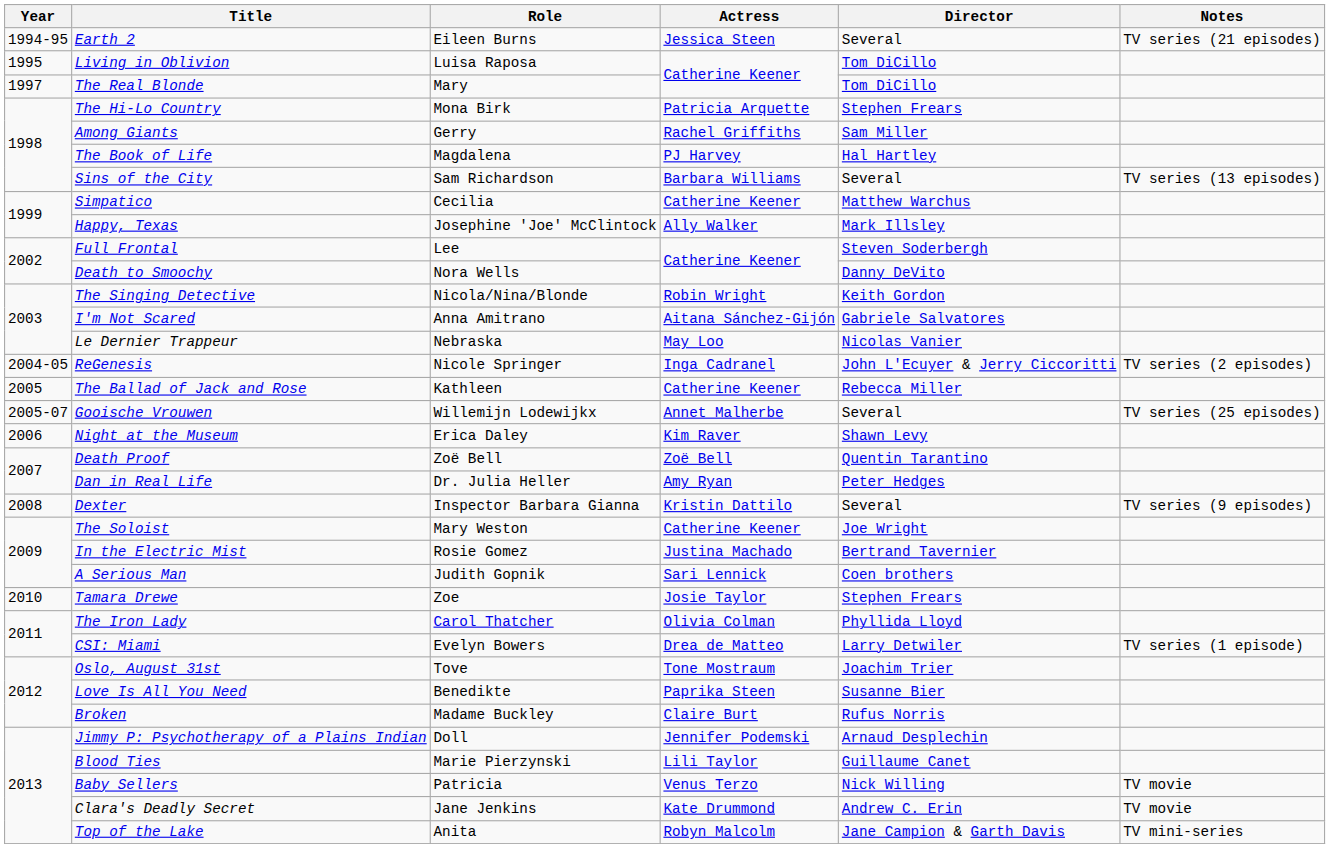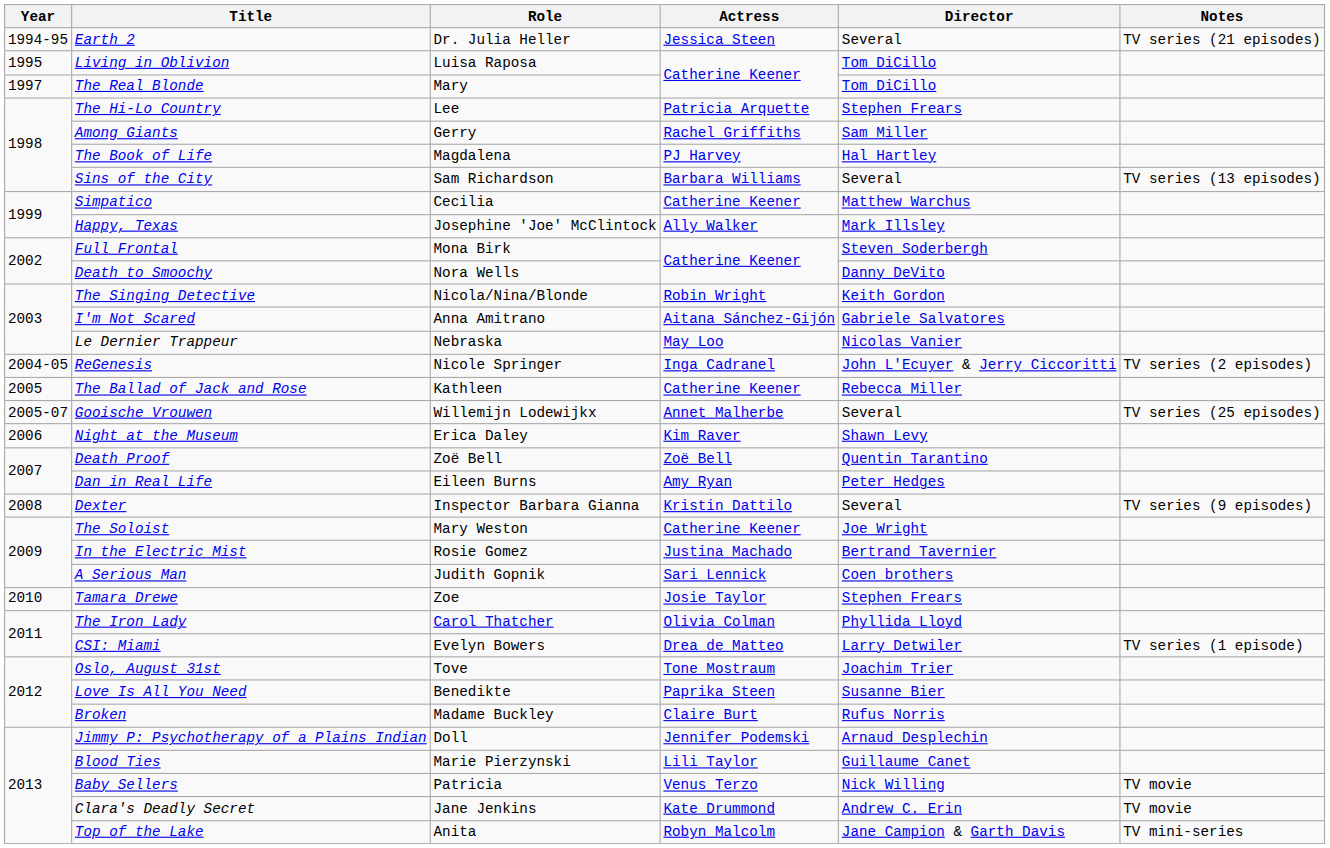(485, 40) Eileen Burns -> (502, 40) Dr. Julia Heller
(472, 109) Mona Birk -> (446, 109) Lee
(446, 249) Lee -> (472, 249) Mona Birk
(502, 482) Dr. Julia Heller -> (485, 482) Eileen Burns
